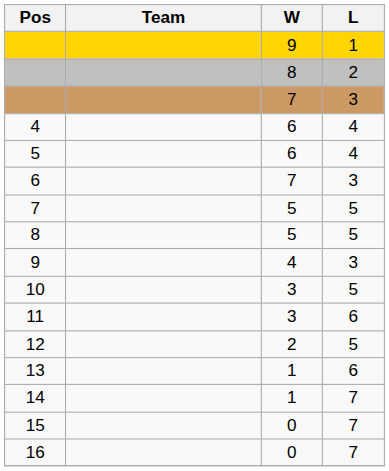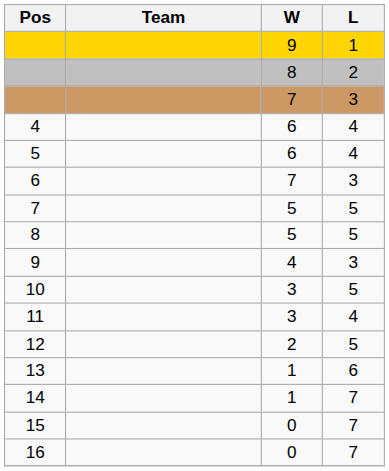(353, 316) 6 -> (353, 316) 4
